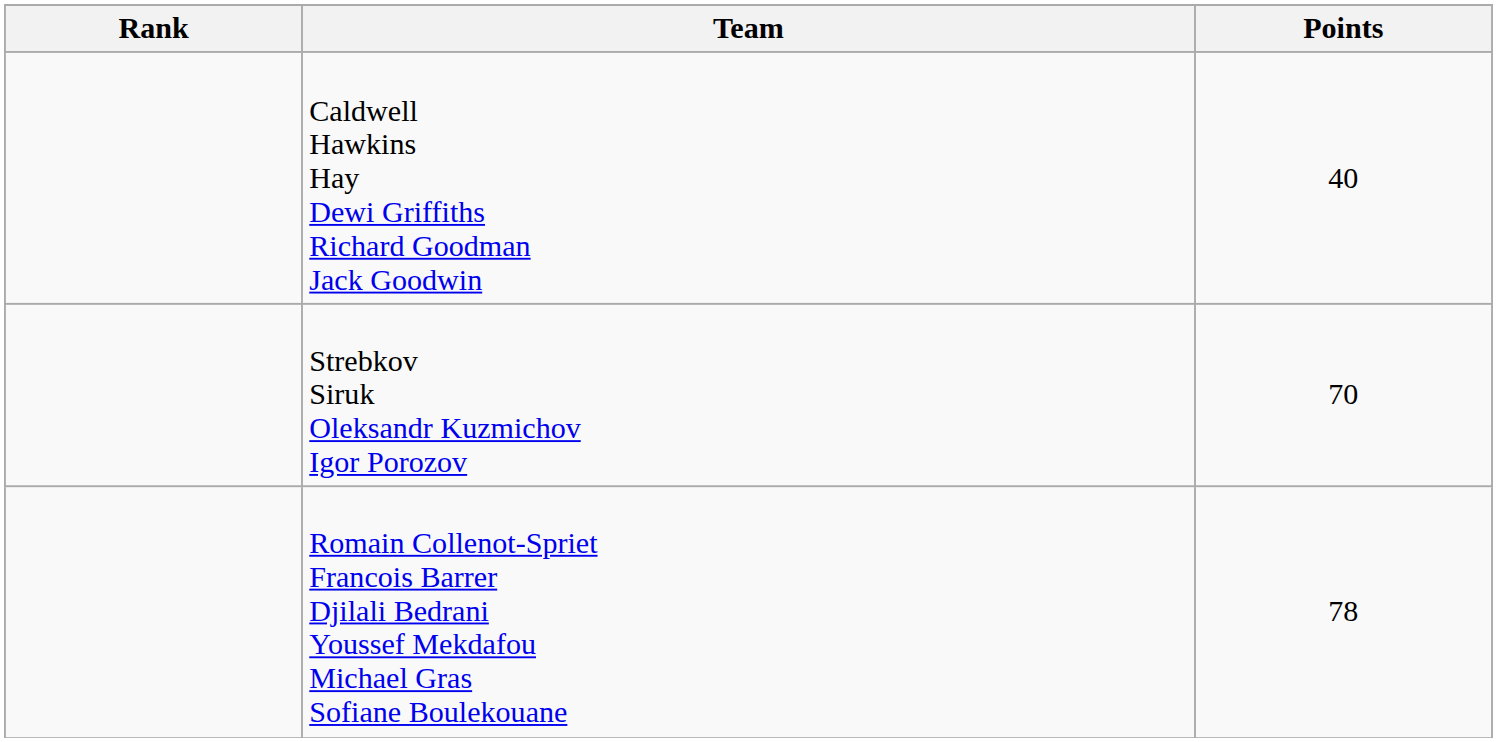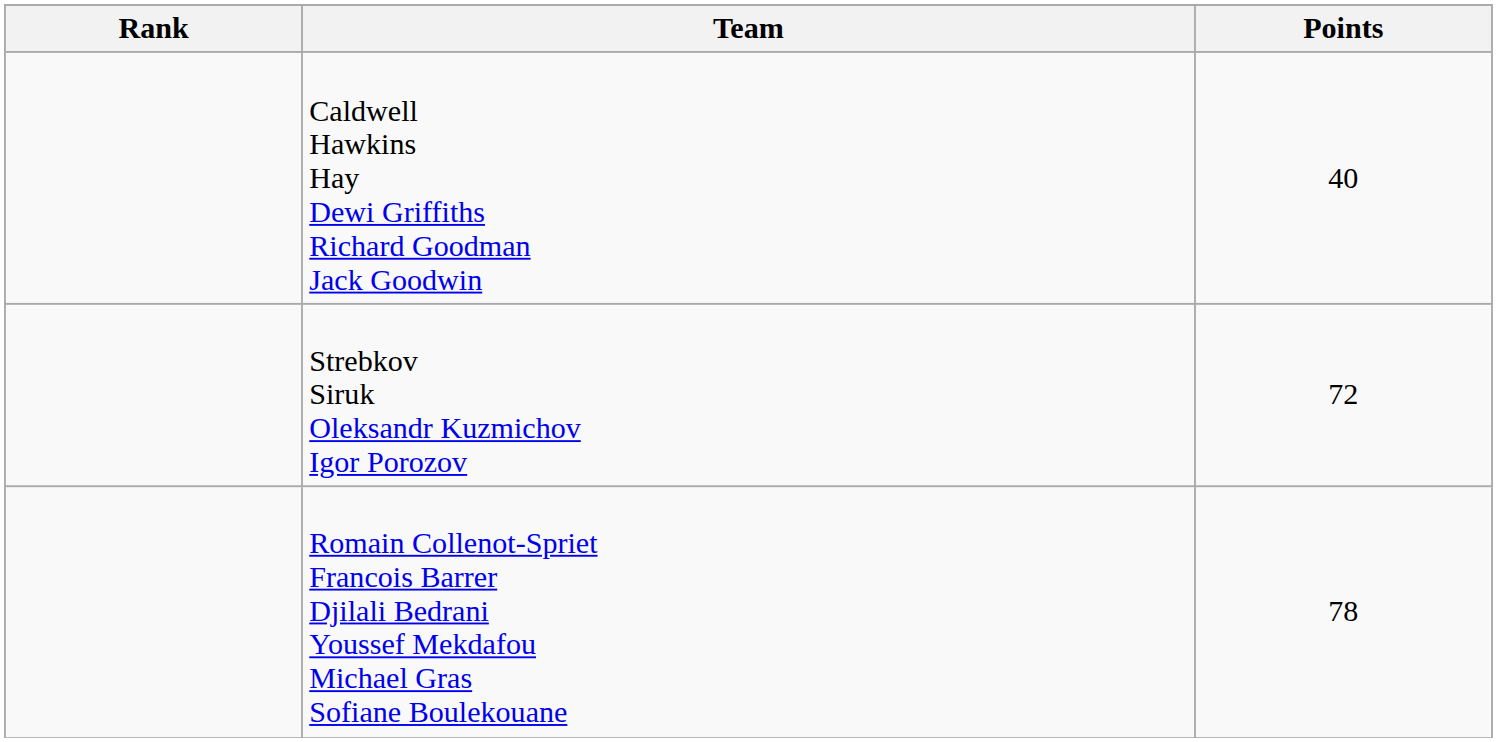(1343, 394) 70 -> (1343, 394) 72
